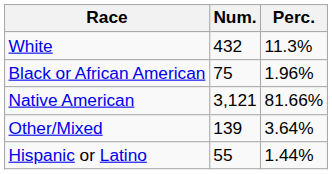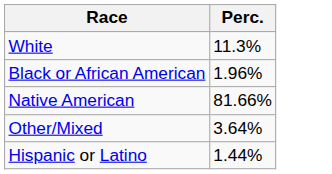- column: (235, 18)
